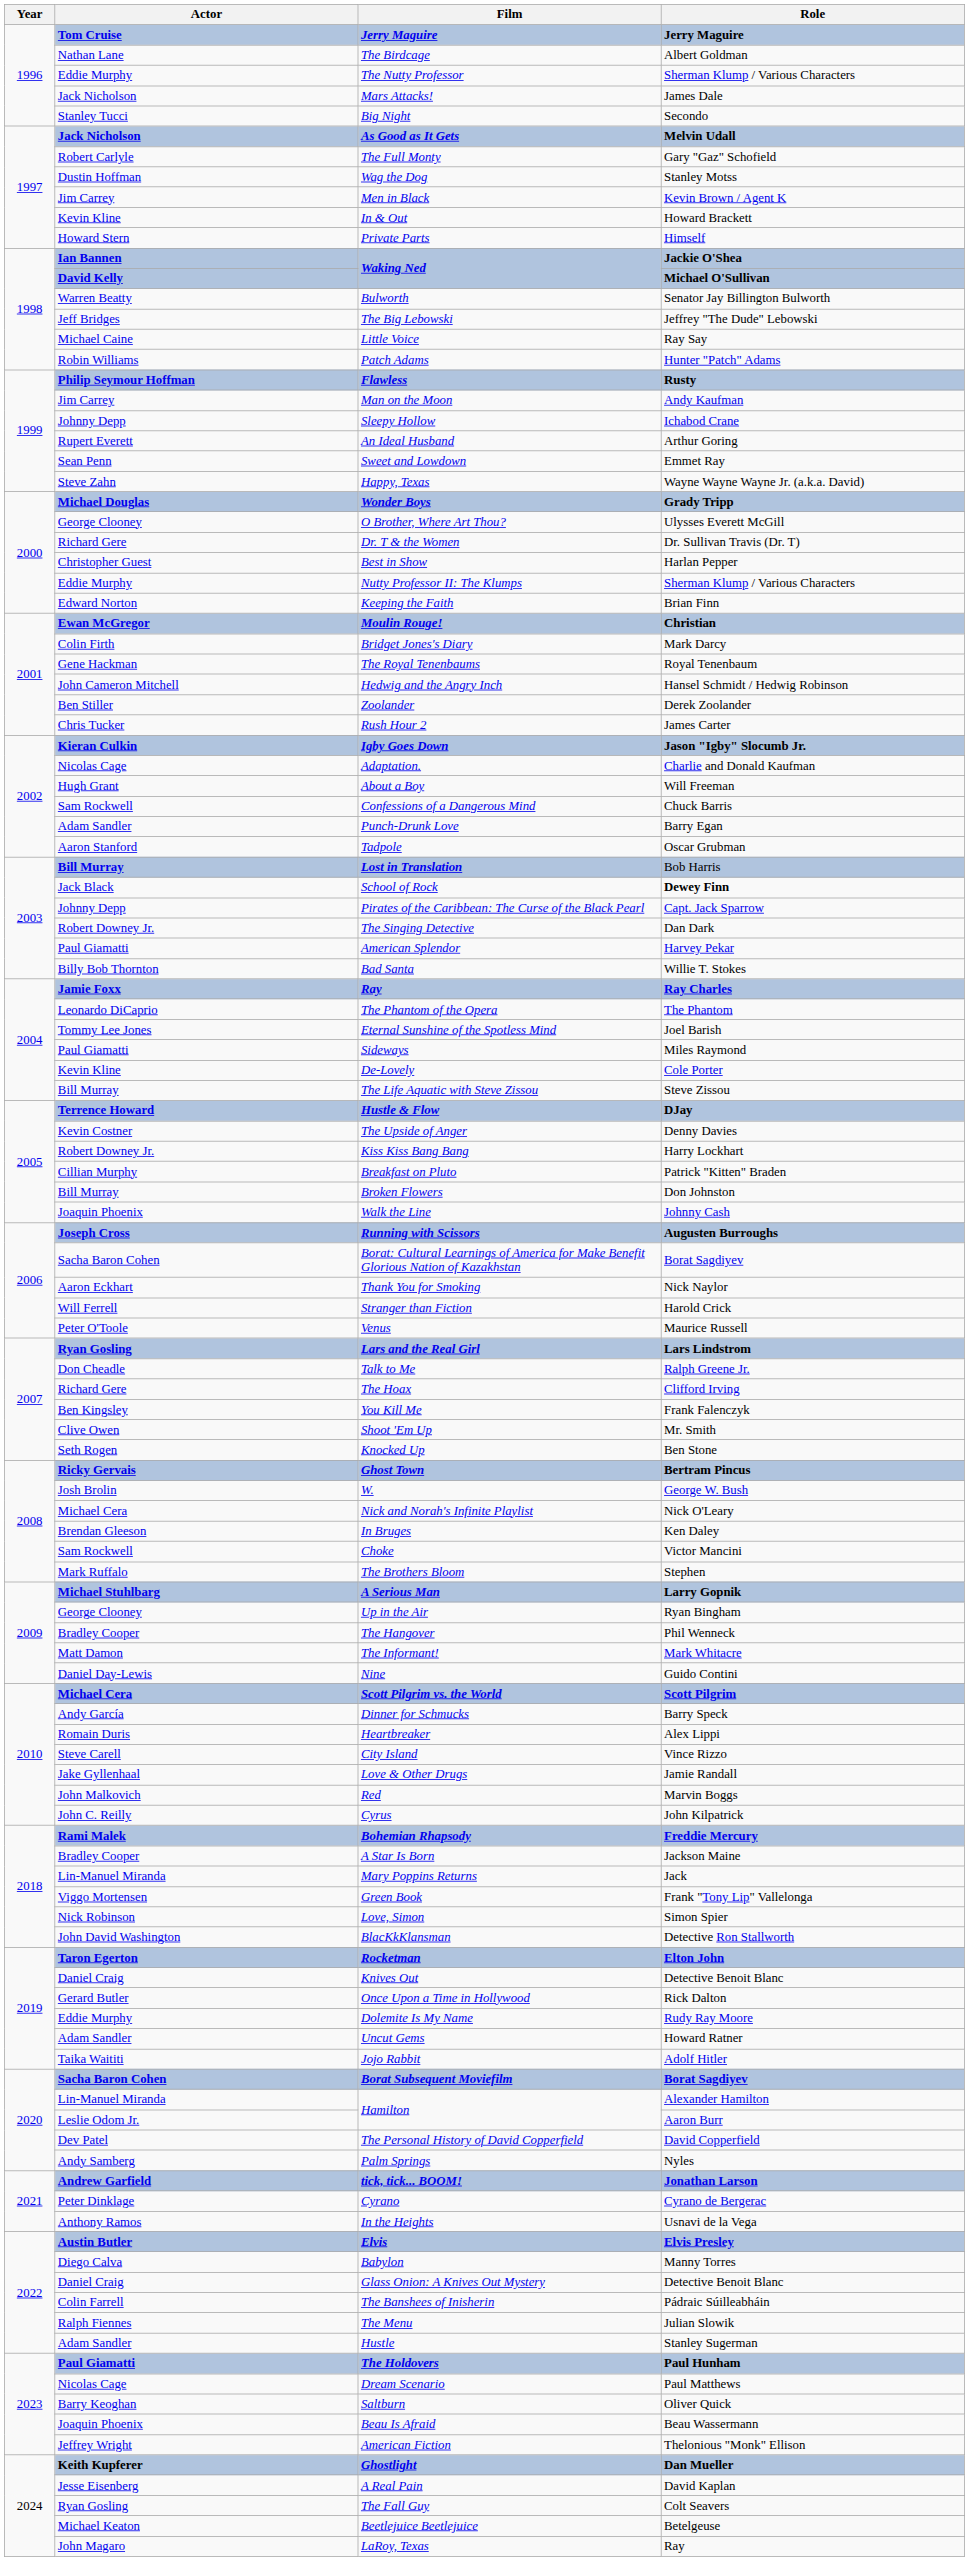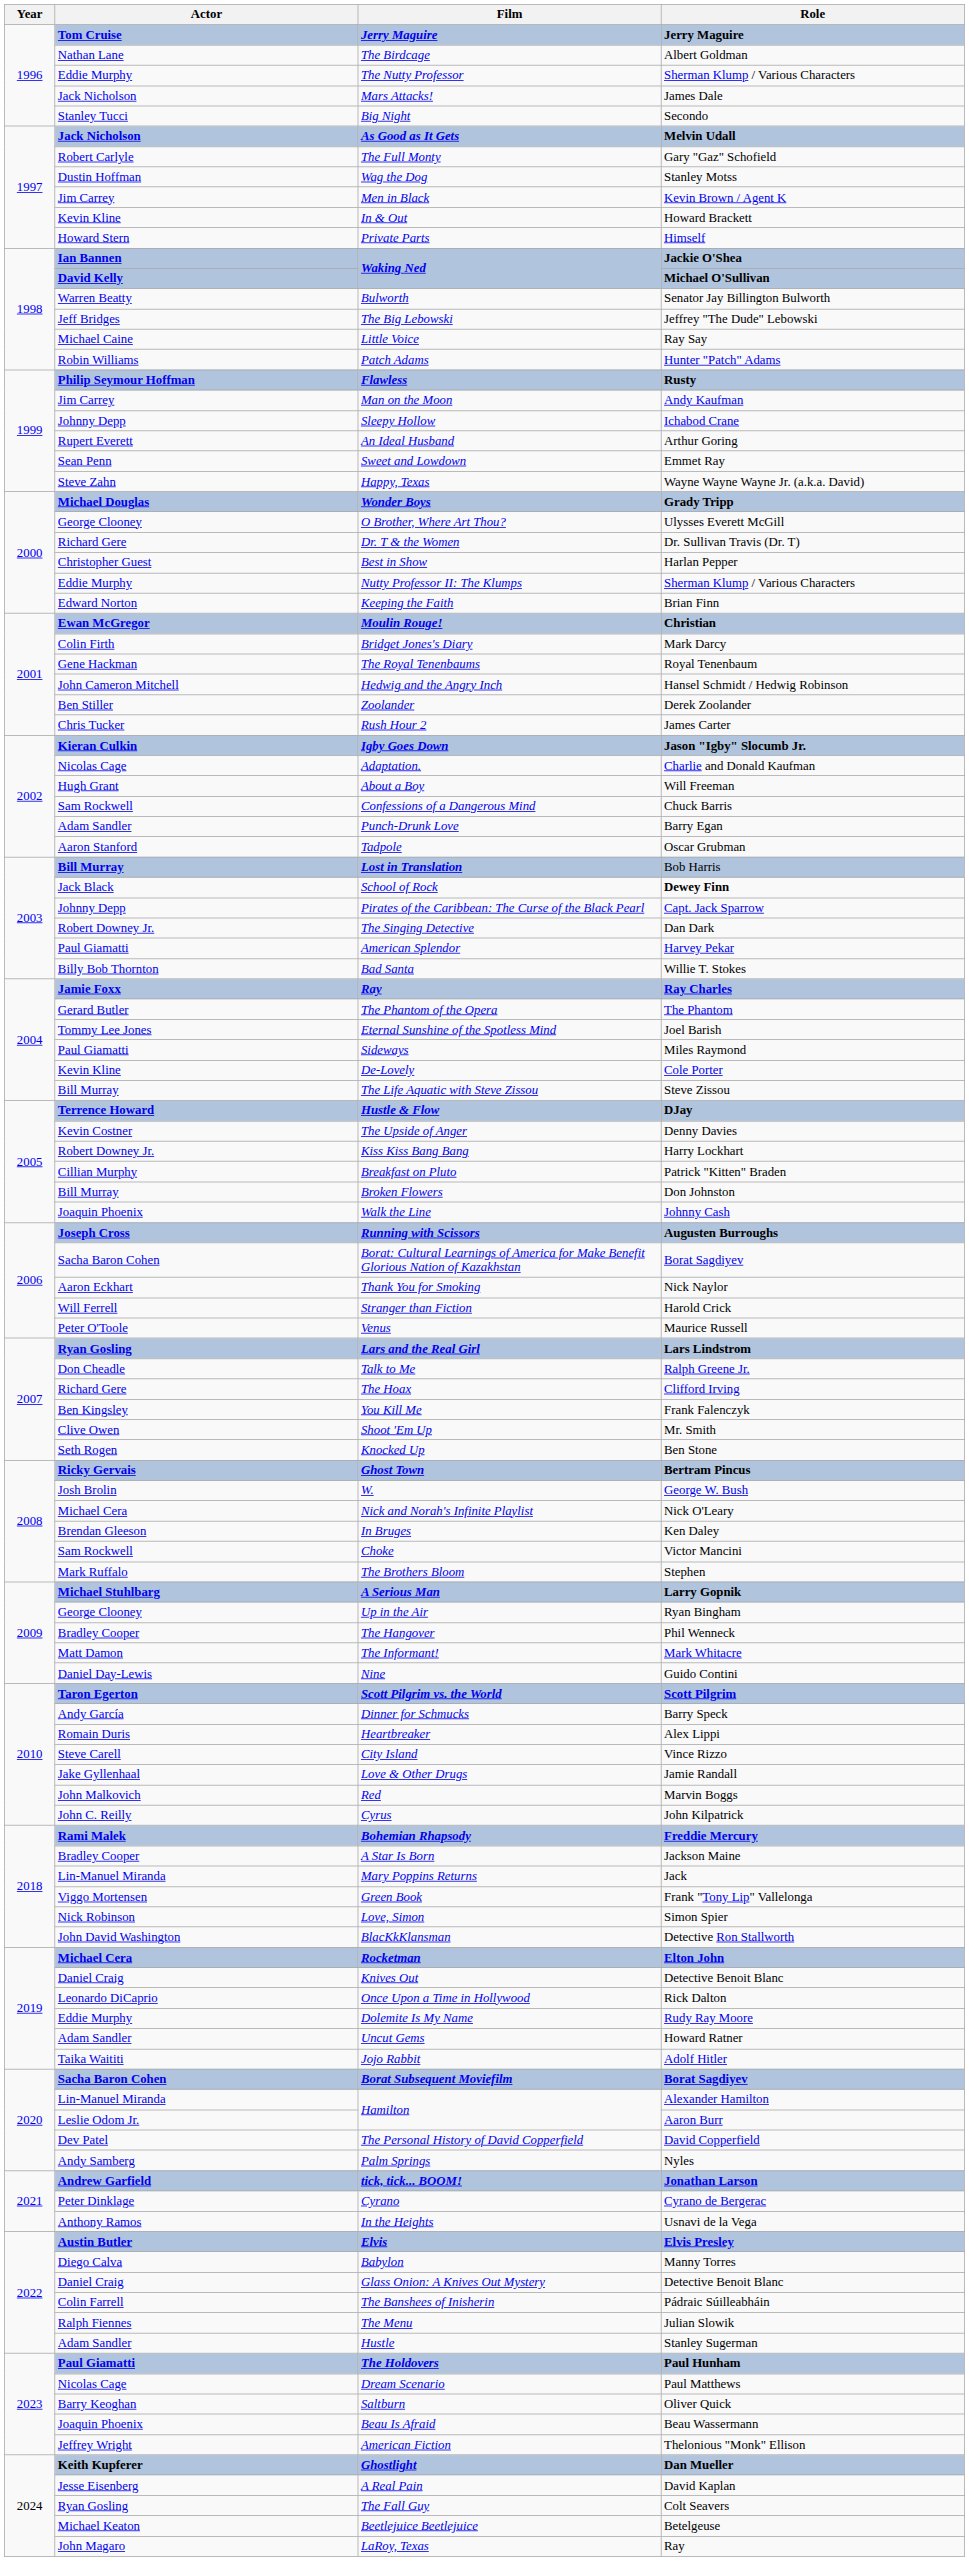(108, 1009) Leonardo DiCaprio -> (93, 1009) Gerard Butler
(95, 1693) Michael Cera -> (98, 1693) Taron Egerton
(98, 1957) Taron Egerton -> (95, 1957) Michael Cera
(93, 1998) Gerard Butler -> (108, 1998) Leonardo DiCaprio
